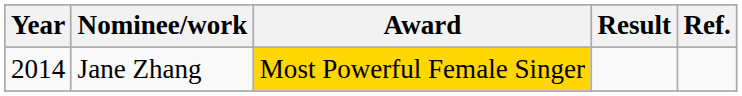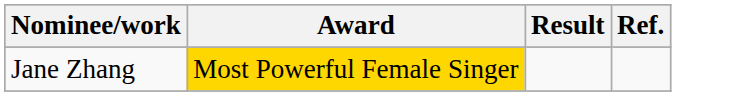- column: (38, 25)
